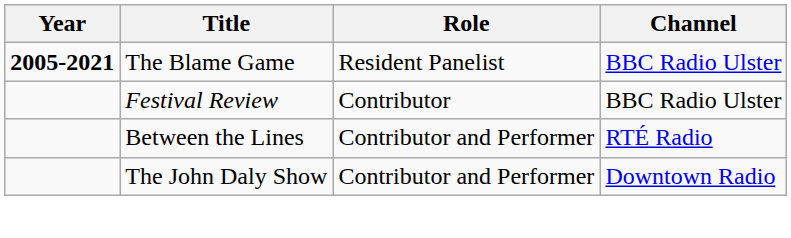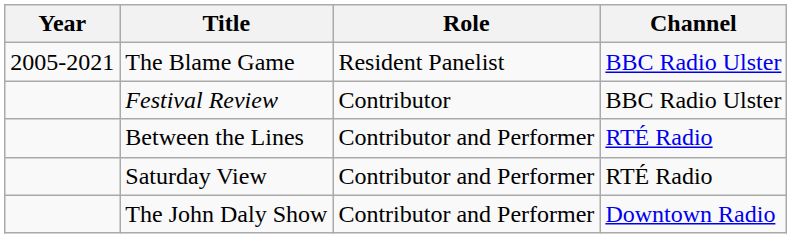(62, 61) bold -> (62, 61) normal
+ row: (196, 175)
